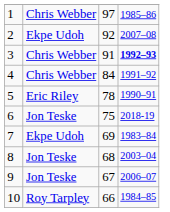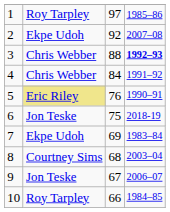(61, 14) Chris Webber -> (58, 14) Roy Tarpley
(109, 55) 91 -> (115, 55) 88
(52, 95) no background -> (52, 95) khaki background
(109, 95) 78 -> (115, 95) 76
(51, 156) Jon Teske -> (64, 156) Courtney Sims
